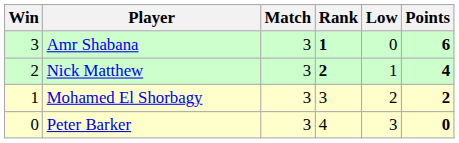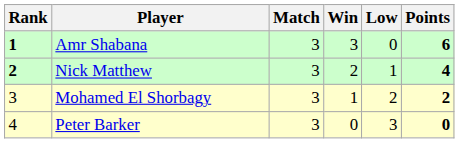columns swapped: (338, 17) <-> (24, 17)
